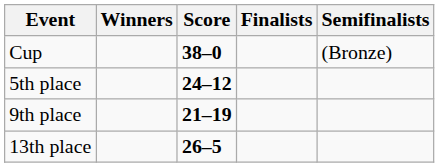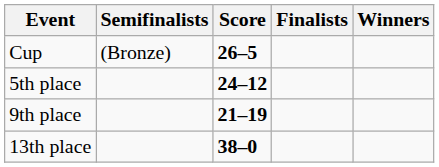columns swapped: (137, 20) <-> (376, 20)
(202, 51) 38–0 -> (237, 51) 26–5
(202, 146) 26–5 -> (237, 146) 38–0
